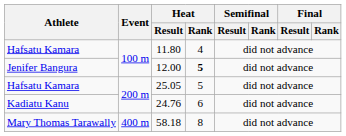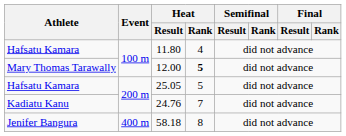(42, 67) Jenifer Bangura -> (61, 67) Mary Thomas Tarawally
(200, 104) 6 -> (200, 104) 7
(61, 122) Mary Thomas Tarawally -> (42, 122) Jenifer Bangura
